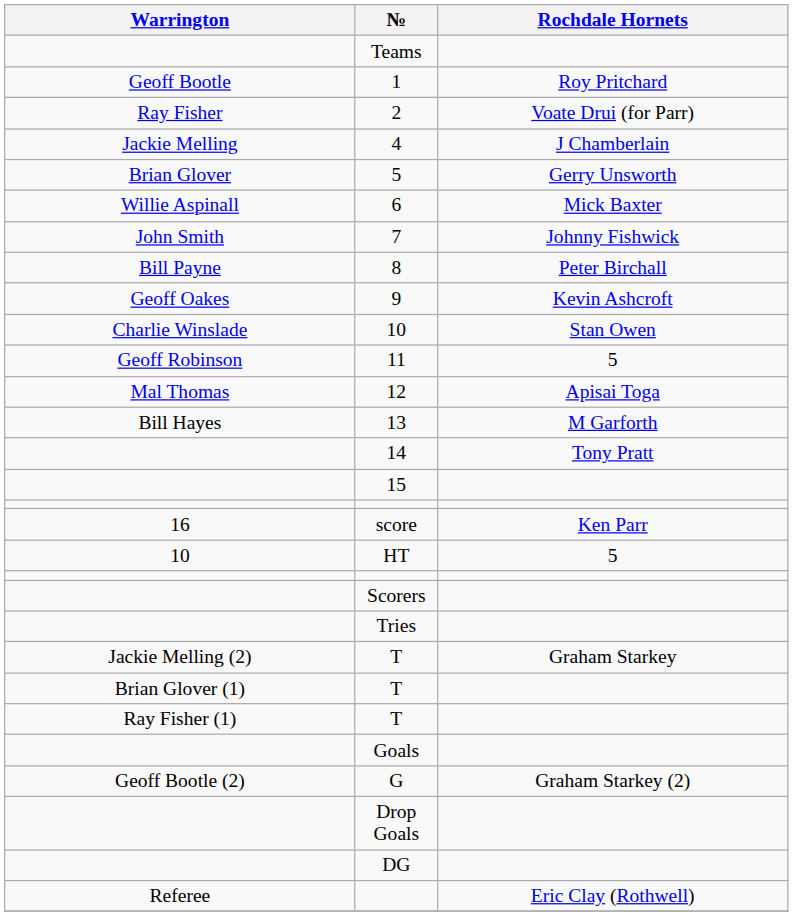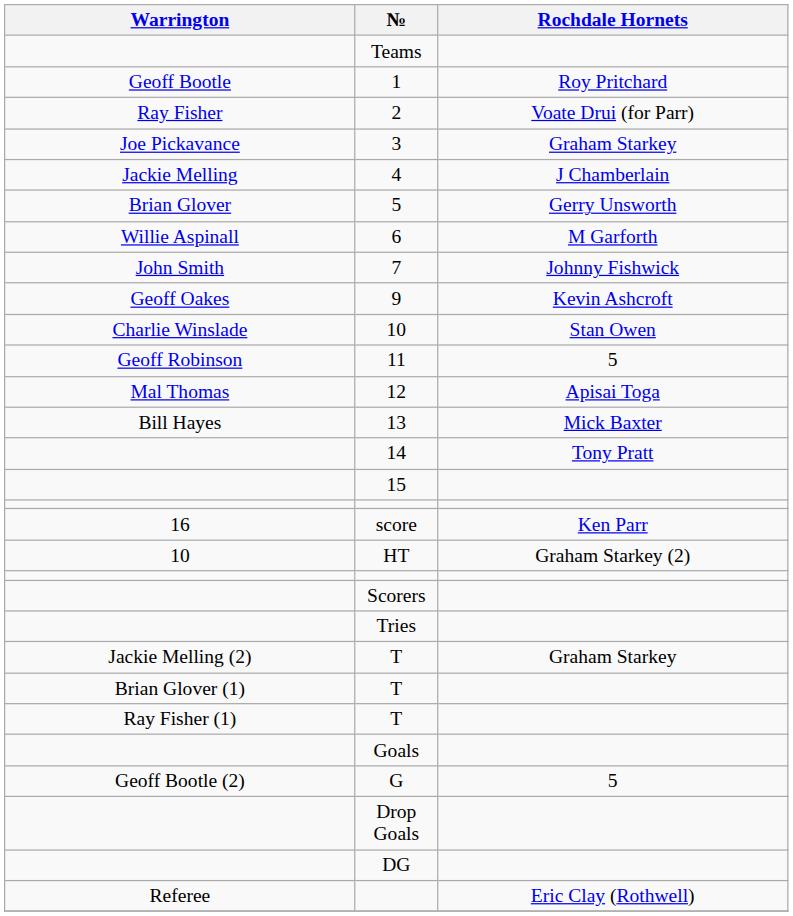+ row: (180, 143)
(613, 205) Mick Baxter -> (613, 236) M Garforth
- row: (180, 267)
(613, 422) M Garforth -> (613, 422) Mick Baxter
(613, 555) 5 -> (613, 555) Graham Starkey (2)
(613, 780) Graham Starkey (2) -> (613, 780) 5
